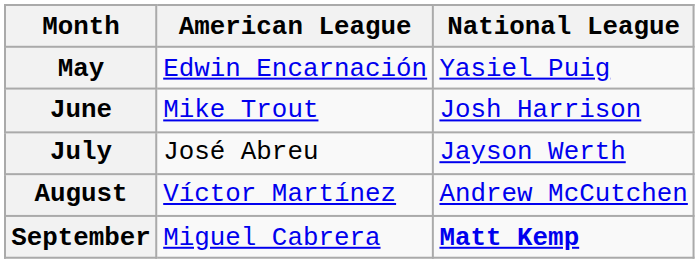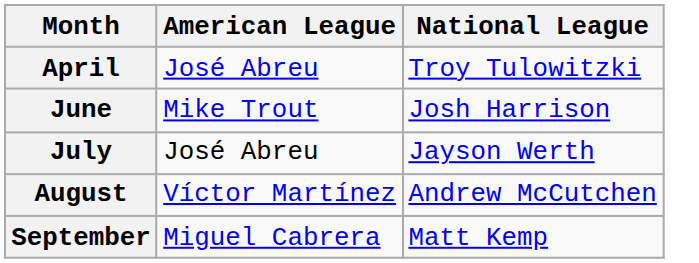+ row: (81, 68)
- row: (81, 68)
(509, 237) bold -> (478, 237) normal
